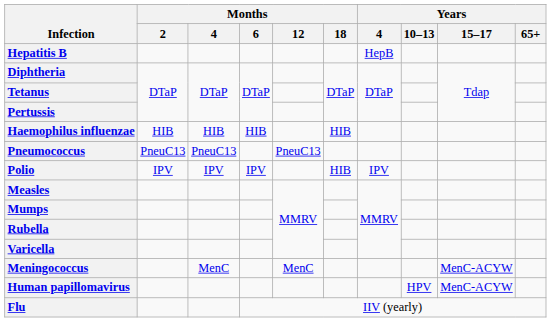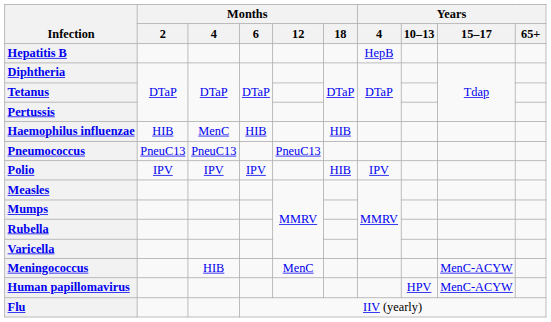(214, 131) HIB -> (214, 131) MenC
(214, 268) MenC -> (214, 268) HIB
